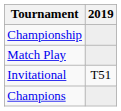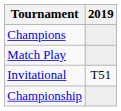rows swapped: (45, 34) <-> (37, 95)
